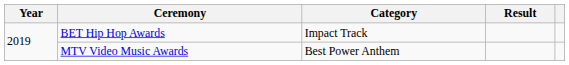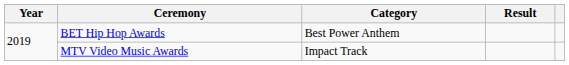(336, 32) Impact Track -> (352, 32) Best Power Anthem
(352, 51) Best Power Anthem -> (336, 51) Impact Track
